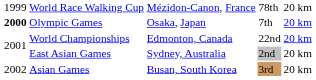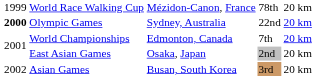(176, 22) Osaka, Japan -> (186, 22) Sydney, Australia
(266, 22) 7th -> (270, 22) 22nd
(270, 38) 22nd -> (266, 38) 7th
(186, 53) Sydney, Australia -> (176, 53) Osaka, Japan
